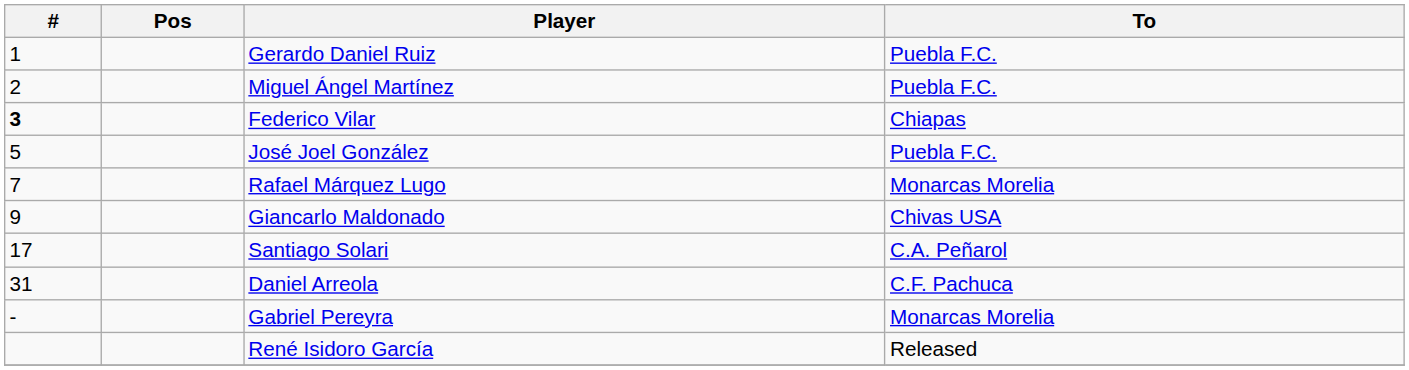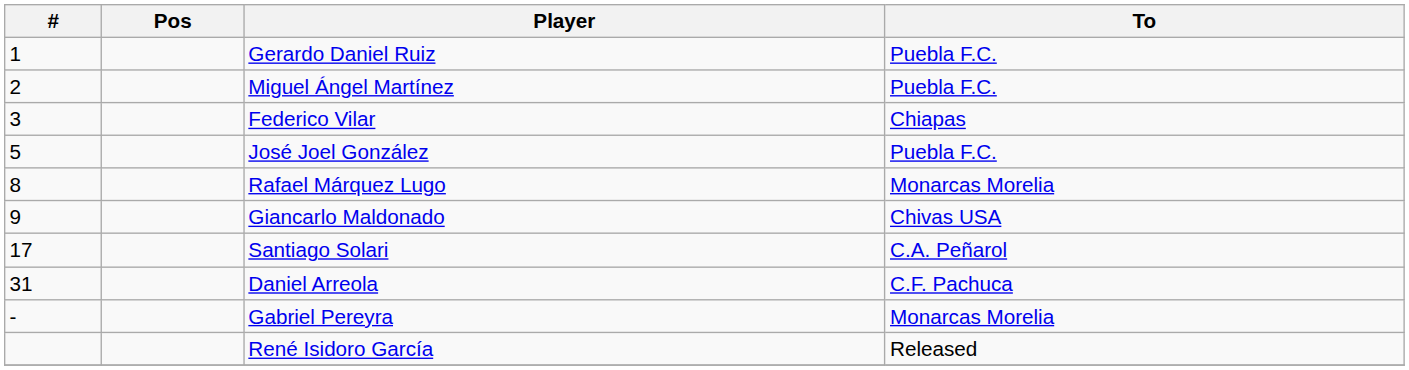(15, 119) bold -> (15, 119) normal
(15, 185) 7 -> (15, 185) 8
